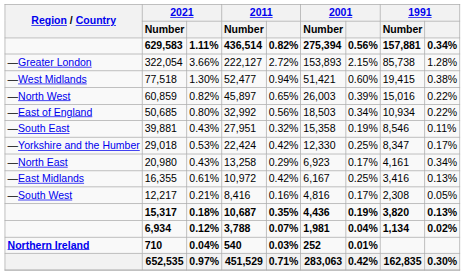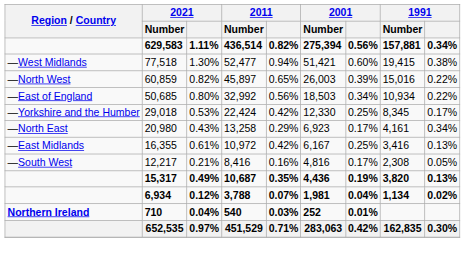- row: (164, 62)
- row: (161, 129)
(396, 146) 8,347 -> (396, 112) 8,345
(204, 212) 0.18% -> (204, 179) 0.49%
